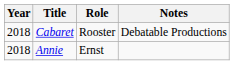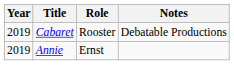(19, 32) 2018 -> (19, 32) 2019
(19, 50) 2018 -> (19, 50) 2019
